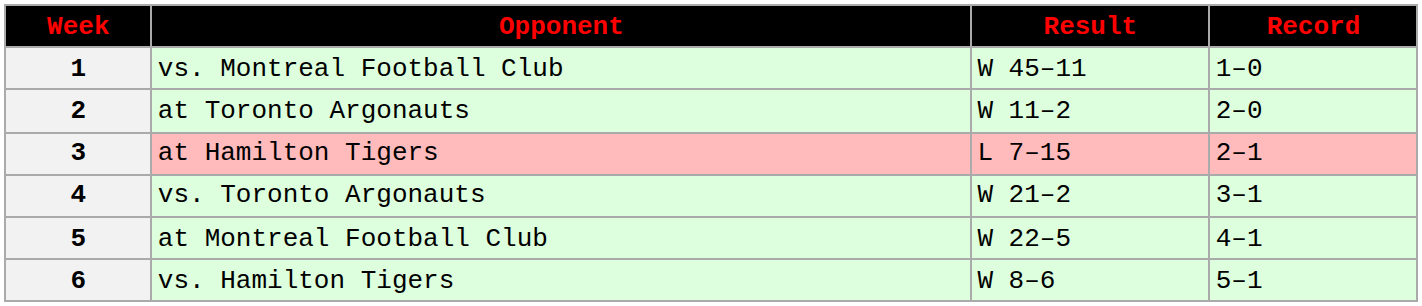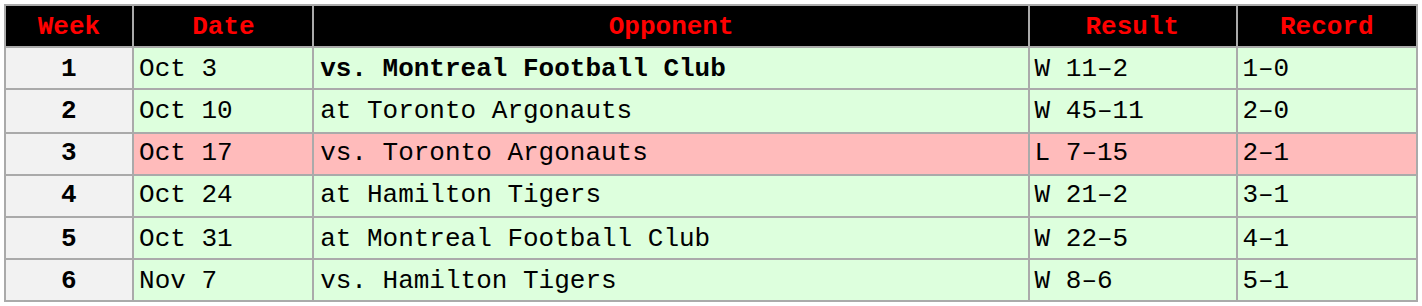+ column: (223, 26)
(361, 69) normal -> (523, 69) bold
(1032, 69) W 45–11 -> (1081, 69) W 11–2
(1024, 111) W 11–2 -> (1089, 111) W 45–11
(298, 153) at Hamilton Tigers -> (484, 153) vs. Toronto Argonauts
(322, 196) vs. Toronto Argonauts -> (461, 196) at Hamilton Tigers
